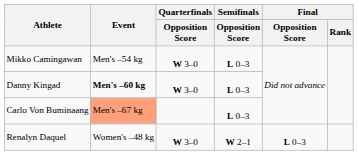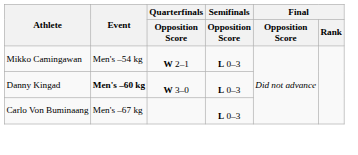(185, 64) W 3–0 -> (176, 64) W 2–1
(118, 111) lightsalmon background -> (118, 111) no background
- row: (36, 137)
